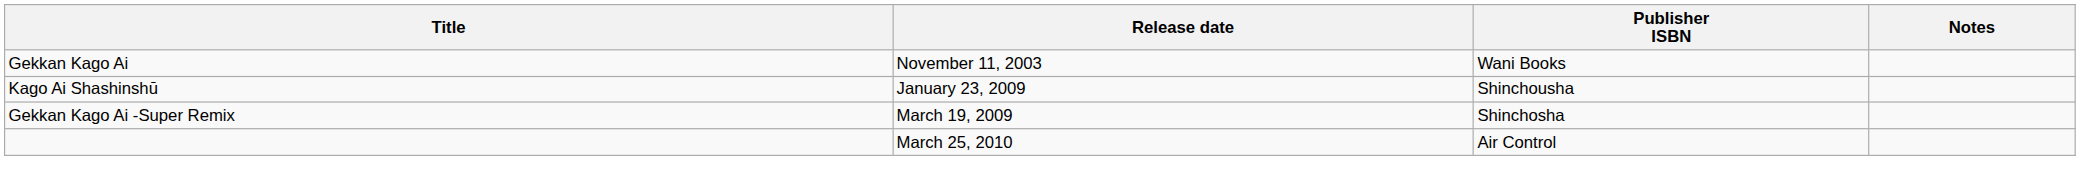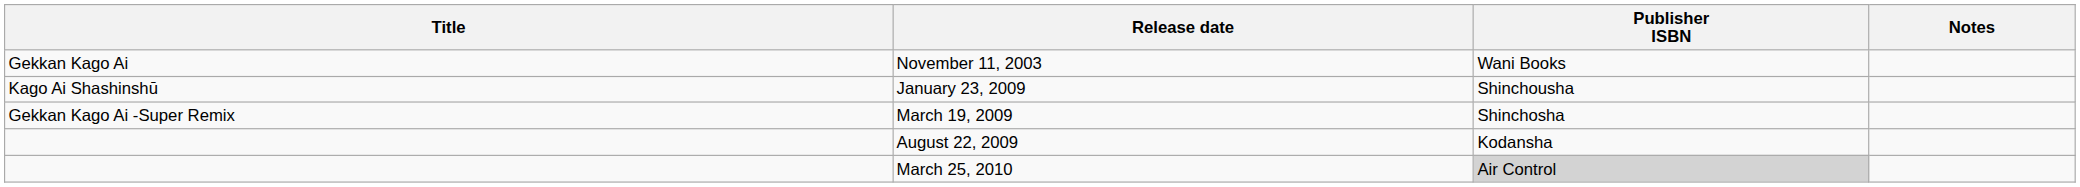+ row: (957, 142)
(1517, 142) no background -> (1517, 169) lightgrey background
